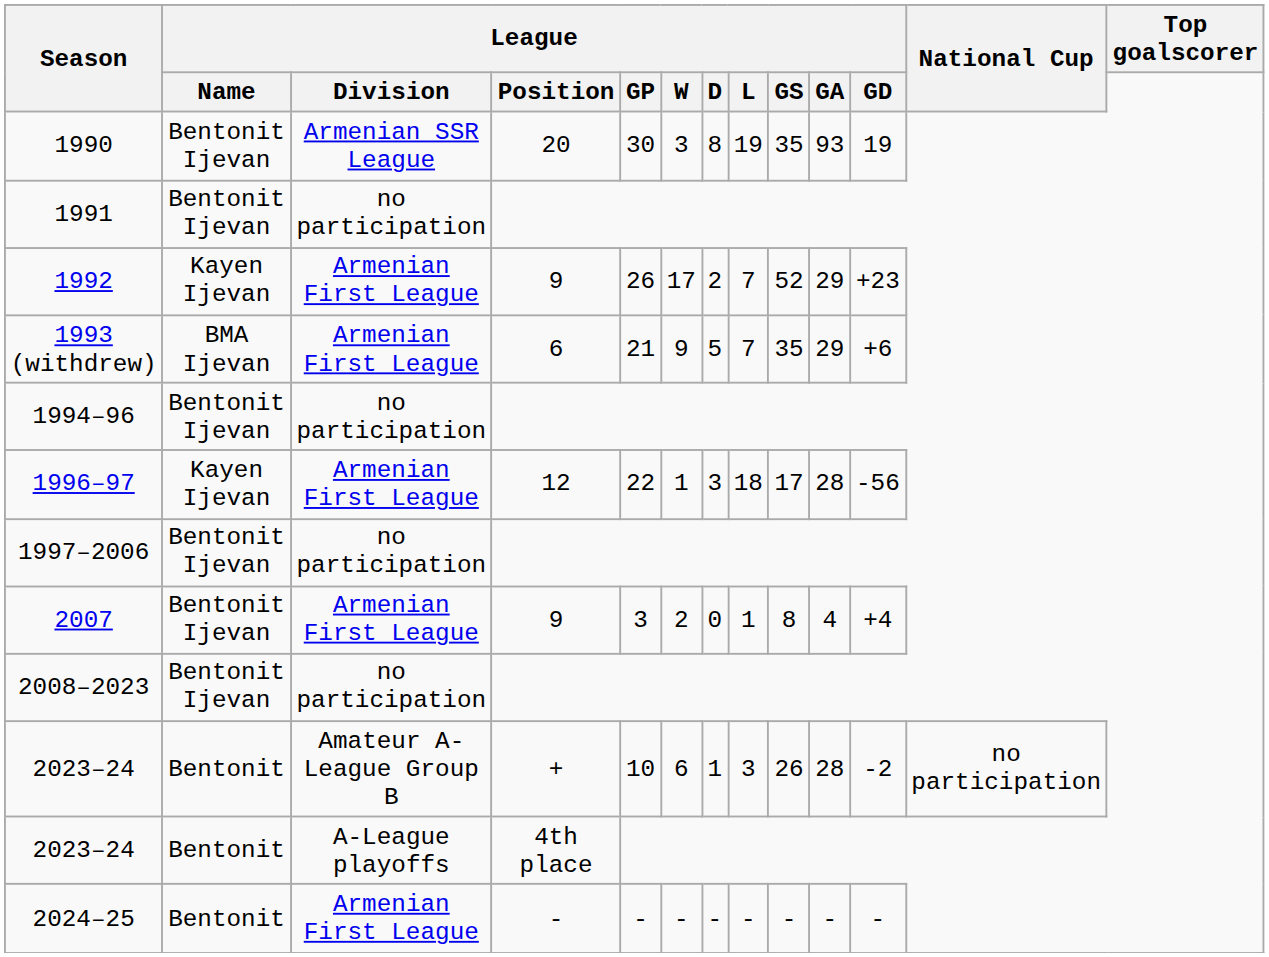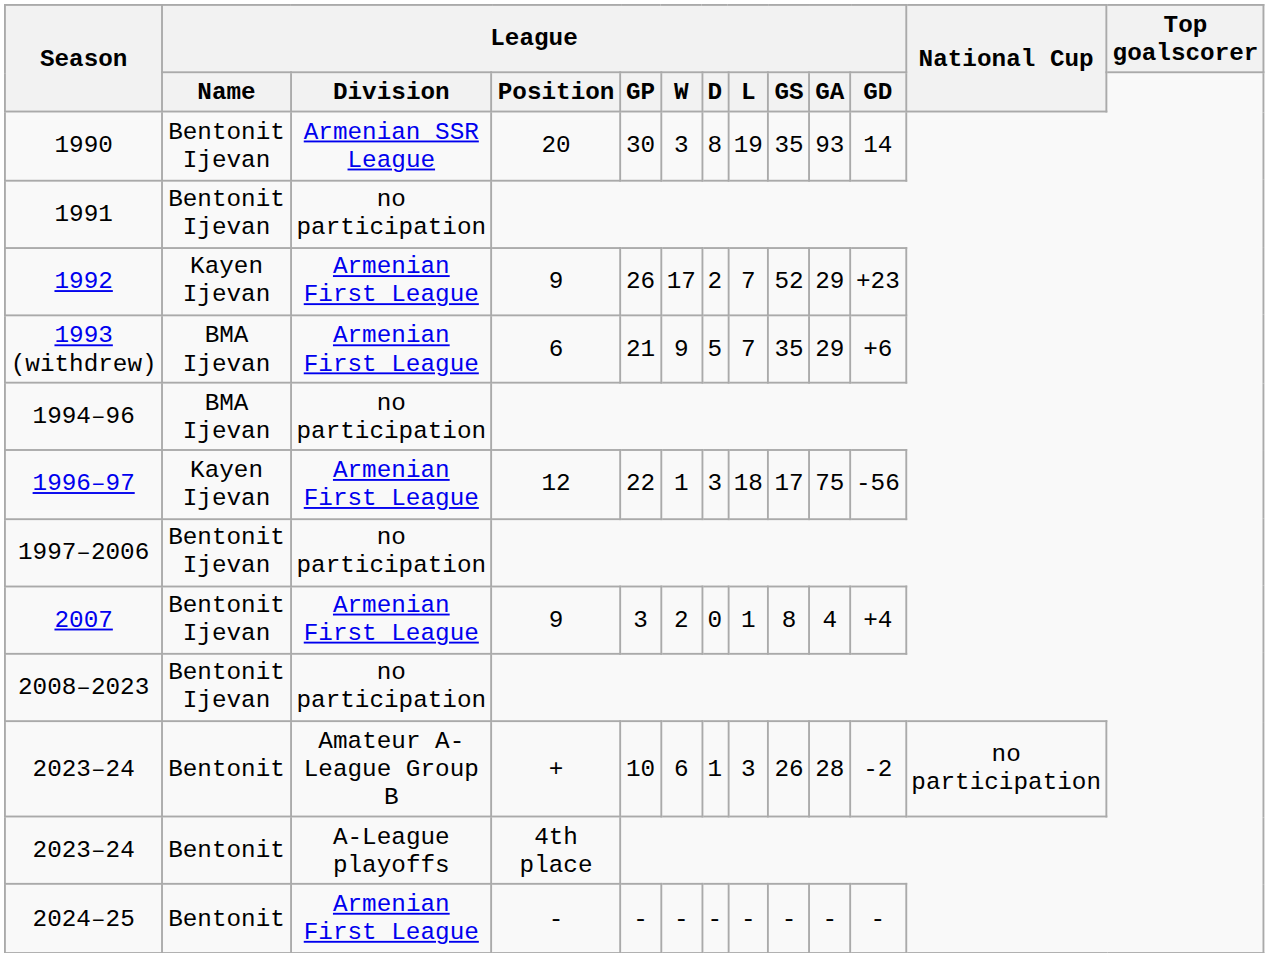(878, 146) 19 -> (878, 146) 14
(227, 417) Bentonit Ijevan -> (227, 417) BMA Ijevan
(830, 484) 28 -> (830, 484) 75
